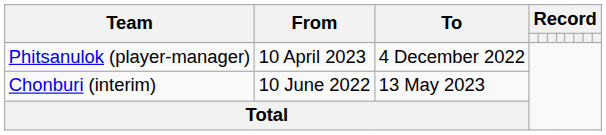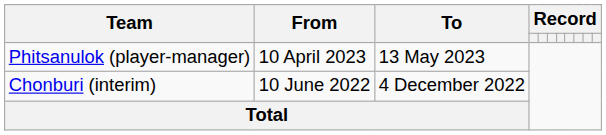(452, 56) 4 December 2022 -> (432, 56) 13 May 2023
(432, 85) 13 May 2023 -> (452, 85) 4 December 2022
